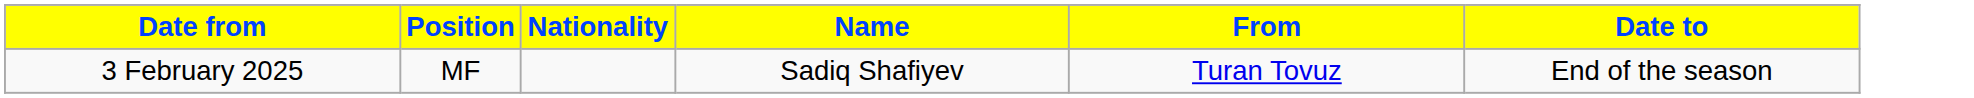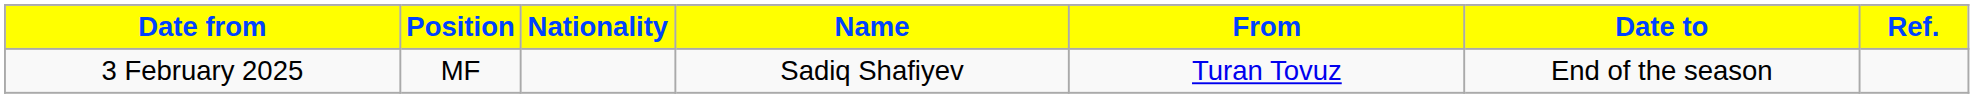+ column: (1913, 27)
